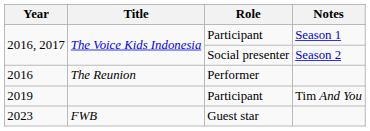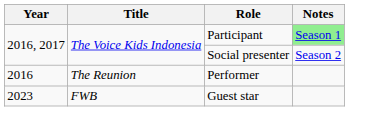(318, 34) no background -> (318, 34) lightgreen background
- row: (20, 95)
